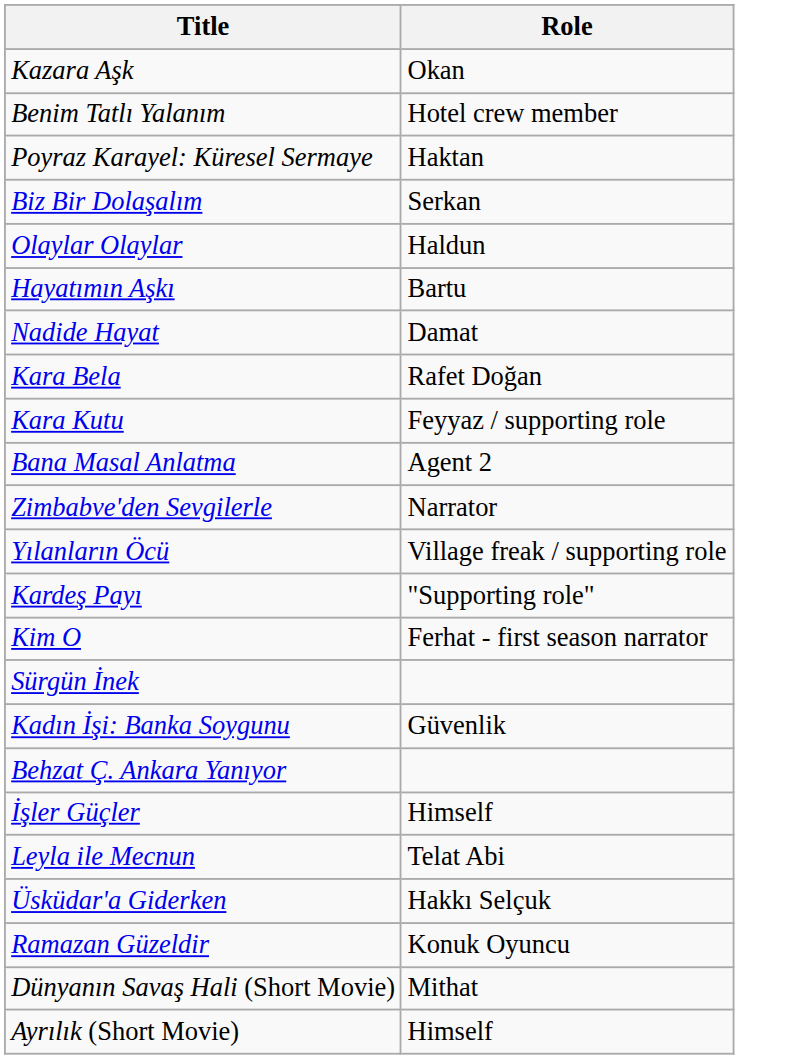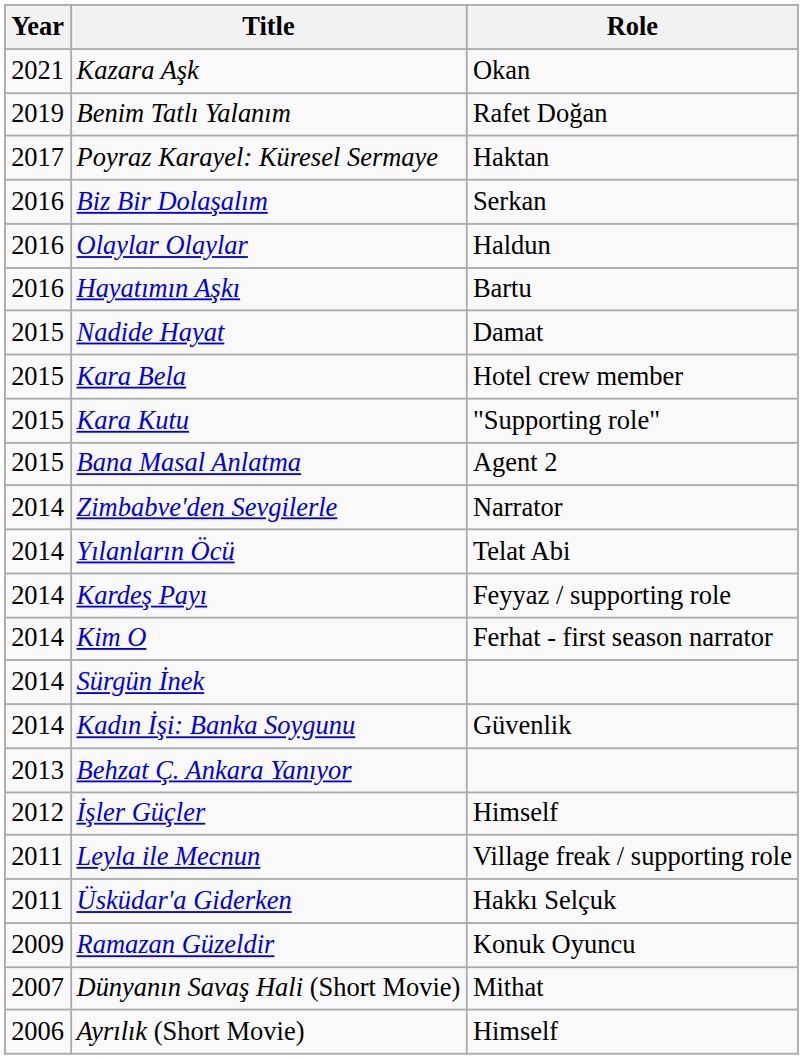+ column: (38, 26)
(513, 114) Hotel crew member -> (540, 114) Rafet Doğan
(475, 376) Rafet Doğan -> (578, 376) Hotel crew member
(537, 420) Feyyaz / supporting role -> (566, 420) "Supporting role"
(567, 551) Village freak / supporting role -> (522, 551) Telat Abi
(501, 594) "Supporting role" -> (602, 594) Feyyaz / supporting role
(456, 857) Telat Abi -> (632, 857) Village freak / supporting role
